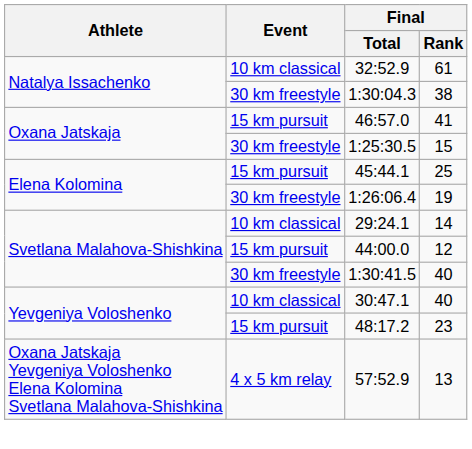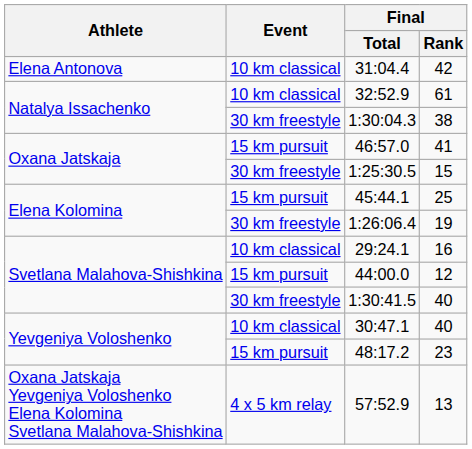+ row: (382, 69)
(443, 223) 14 -> (443, 249) 16
